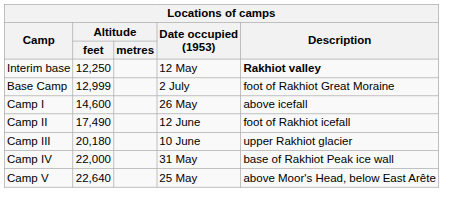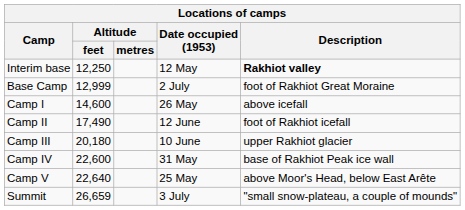(93, 159) 22,000 -> (93, 159) 22,600
+ row: (27, 196)
